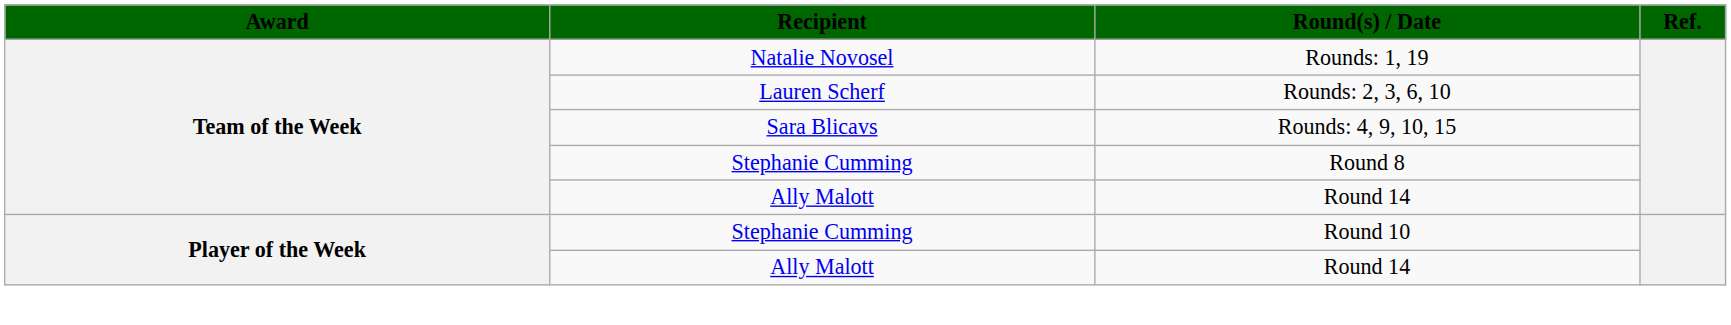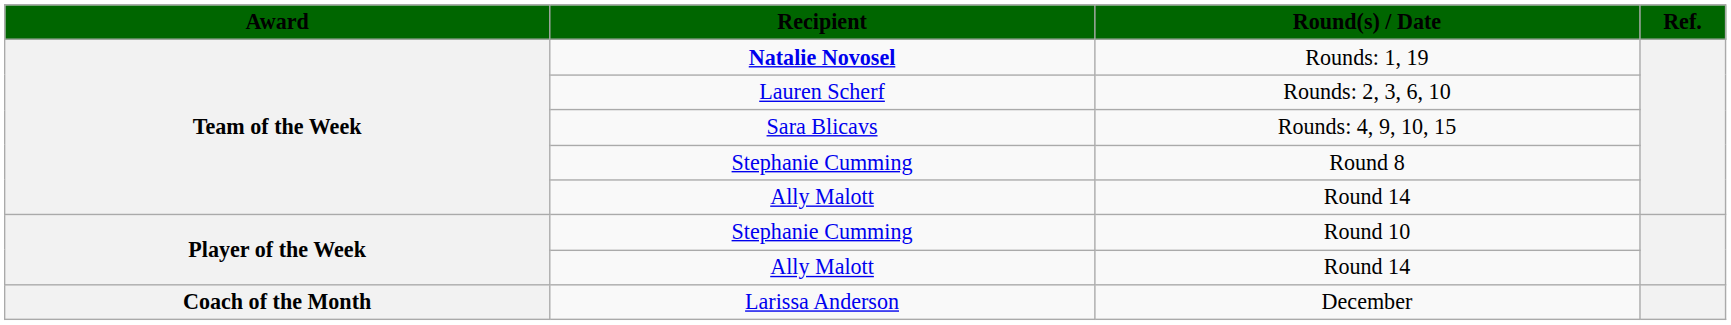(822, 57) normal -> (822, 57) bold
+ row: (277, 302)
